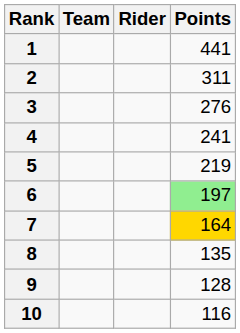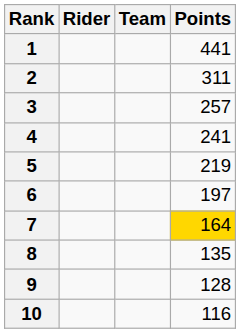columns swapped: (142, 19) <-> (86, 19)
(216, 107) 276 -> (216, 107) 257
(216, 195) lightgreen background -> (216, 195) no background
